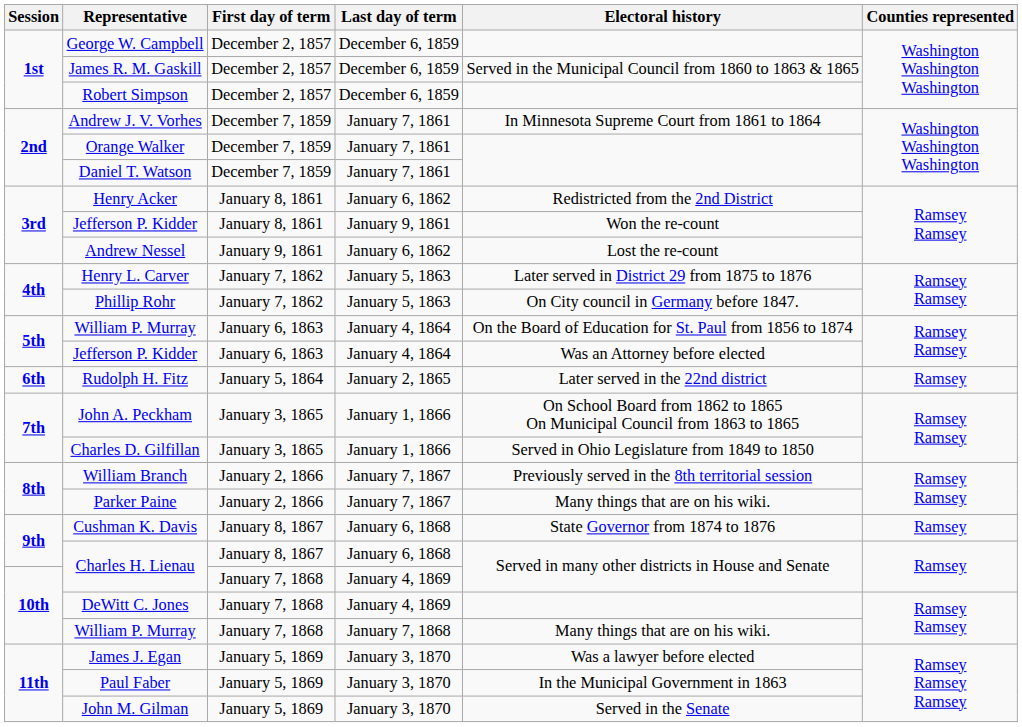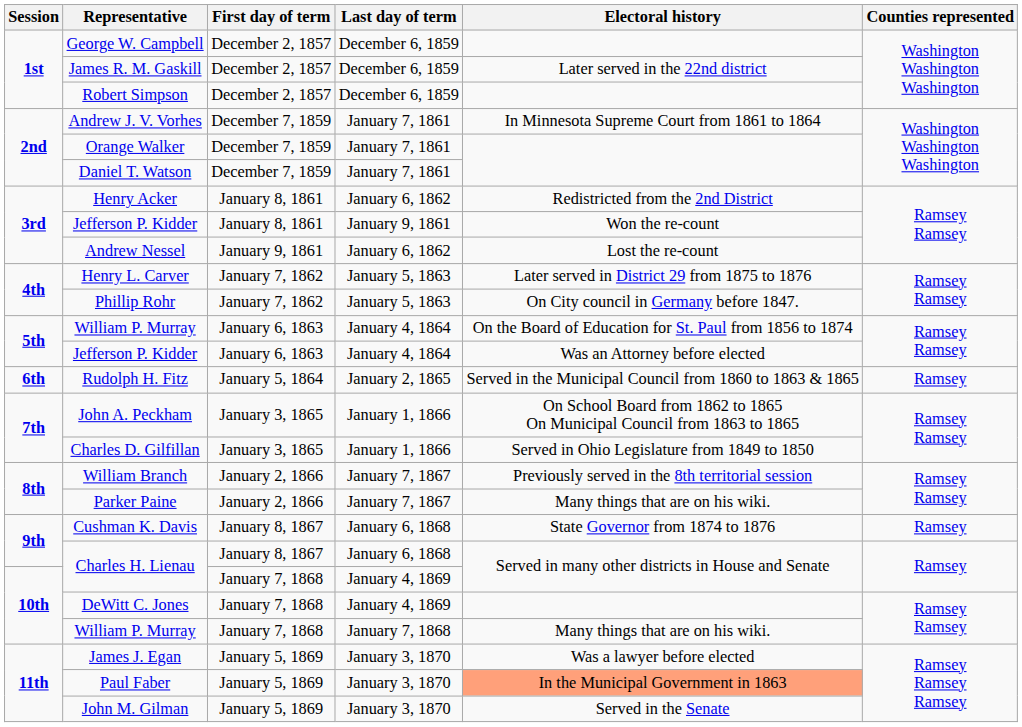(663, 69) Served in the Municipal Council from 1860 to 1863 & 1865 -> (663, 69) Later served in the 22nd district
(663, 379) Later served in the 22nd district -> (663, 379) Served in the Municipal Council from 1860 to 1863 & 1865
(663, 682) no background -> (663, 682) lightsalmon background
